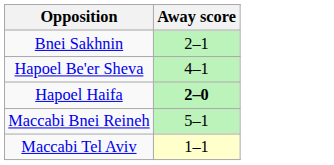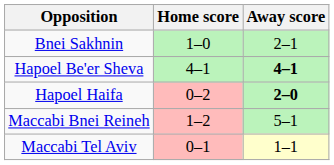+ column: (198, 17)
(197, 69) normal -> (286, 69) bold
